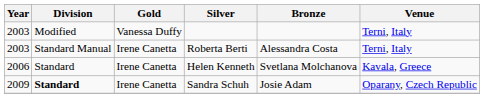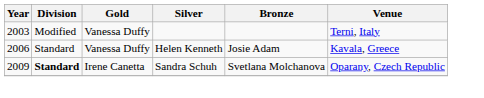- row: (18, 48)
(146, 66) Irene Canetta -> (117, 48) Vanessa Duffy
(308, 66) Svetlana Molchanova -> (254, 48) Josie Adam
(286, 84) Josie Adam -> (276, 66) Svetlana Molchanova
